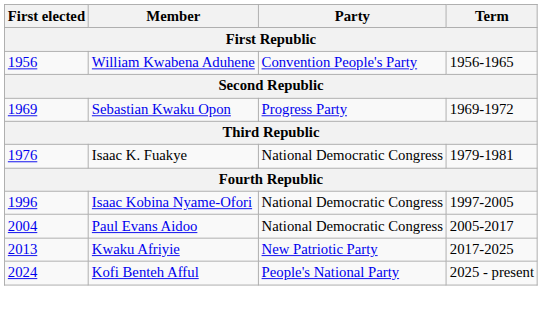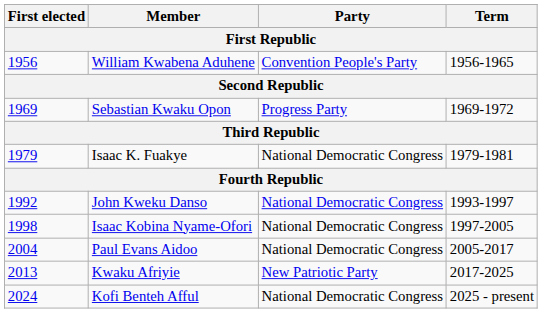(23, 156) 1976 -> (23, 156) 1979
+ row: (150, 202)
(23, 202) 1996 -> (23, 226) 1998
(330, 272) People's National Party -> (352, 296) National Democratic Congress
